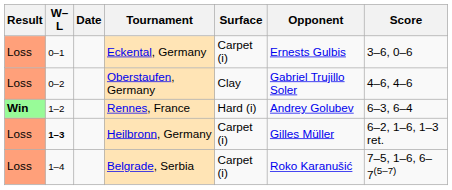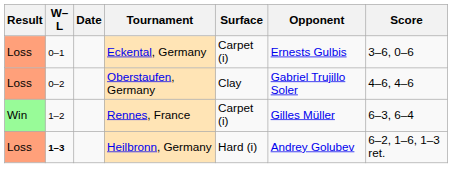(18, 108) bold -> (17, 115) normal
(237, 108) Hard (i) -> (236, 115) Carpet (i)
(312, 108) Andrey Golubev -> (303, 115) Gilles Müller
(235, 133) Carpet (i) -> (238, 146) Hard (i)
(302, 133) Gilles Müller -> (313, 146) Andrey Golubev
- row: (150, 167)
